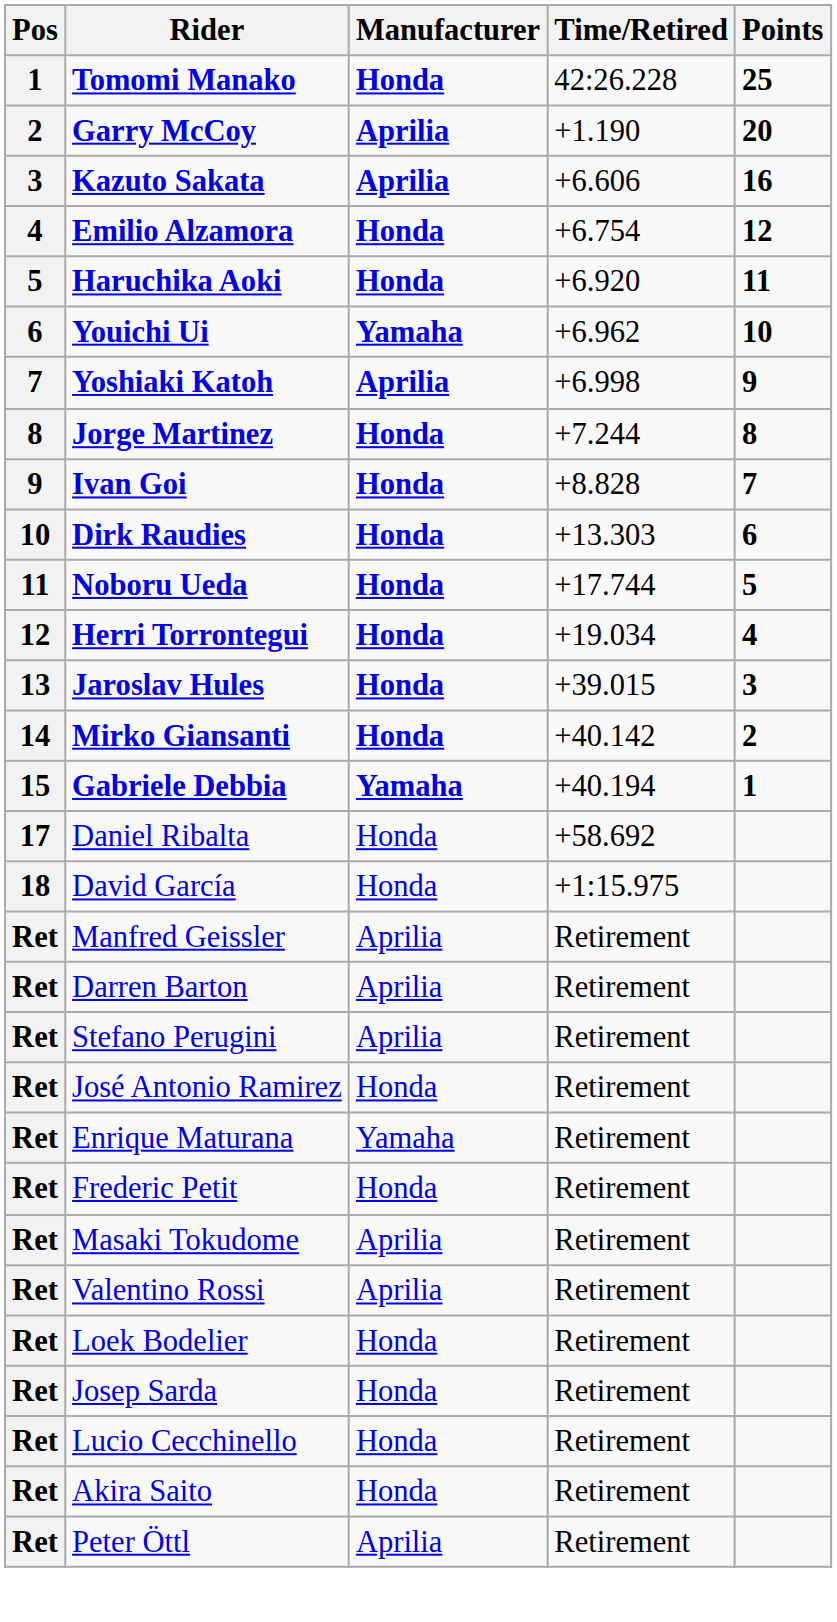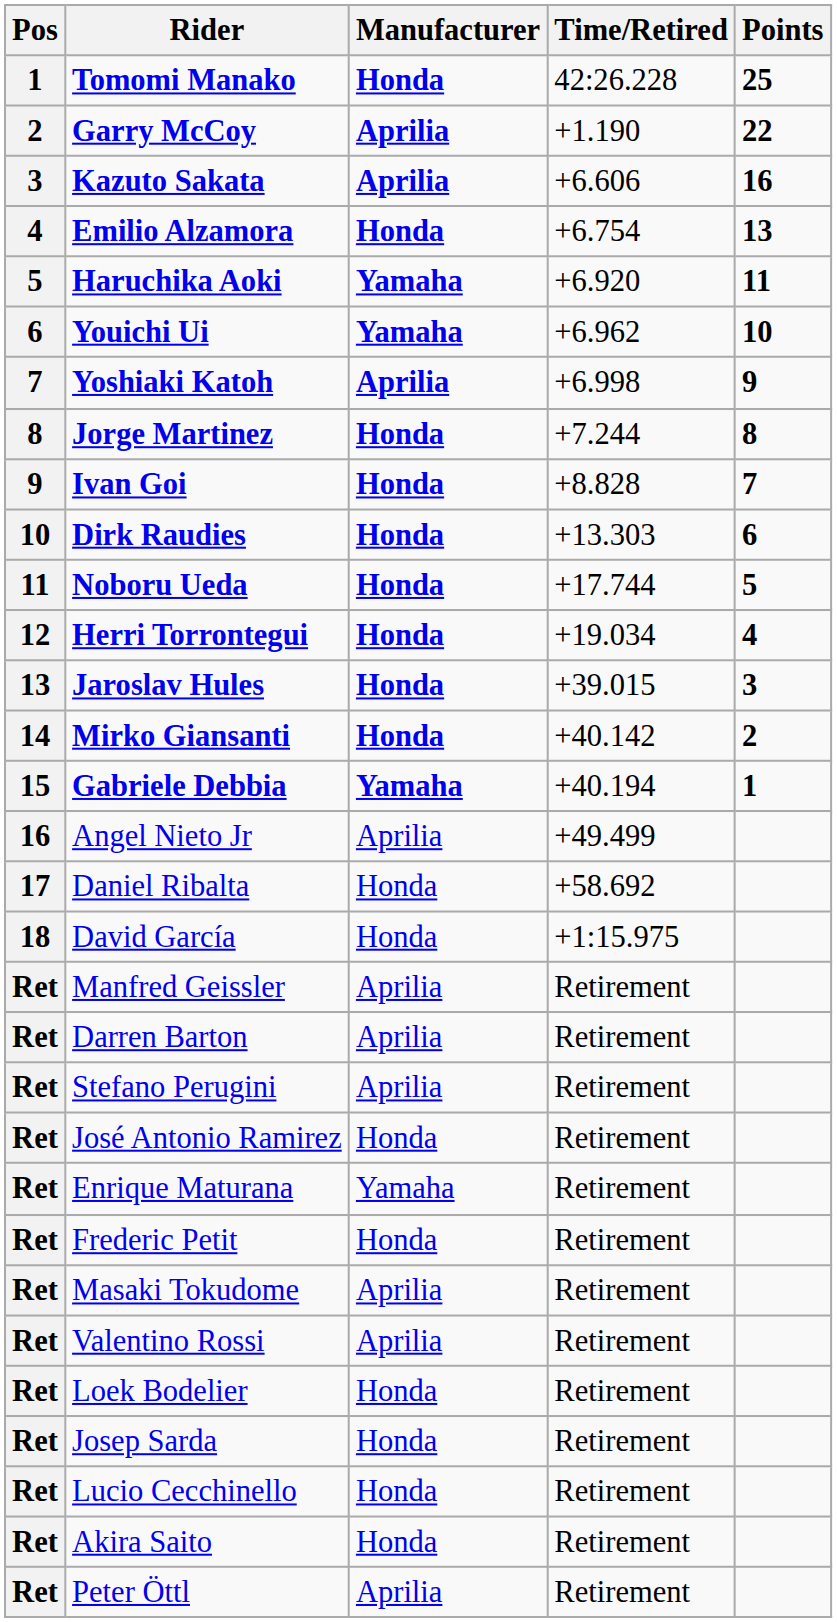(757, 130) 20 -> (757, 130) 22
(757, 231) 12 -> (757, 231) 13
(400, 281) Honda -> (409, 281) Yamaha
+ row: (162, 835)
